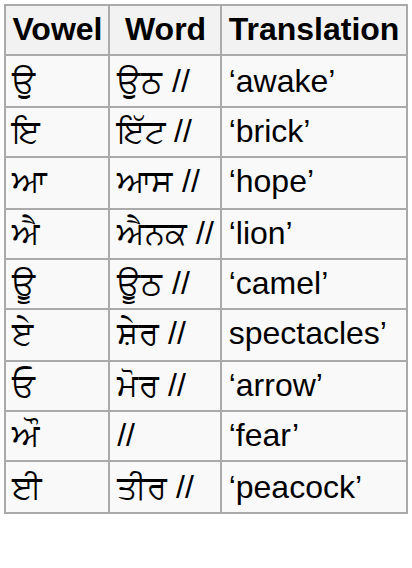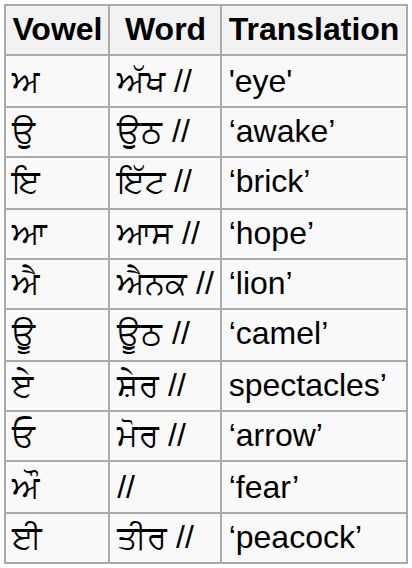+ row: (155, 80)
